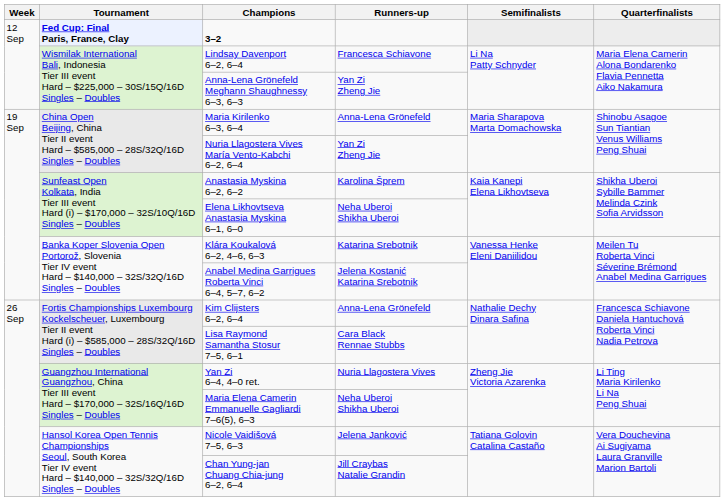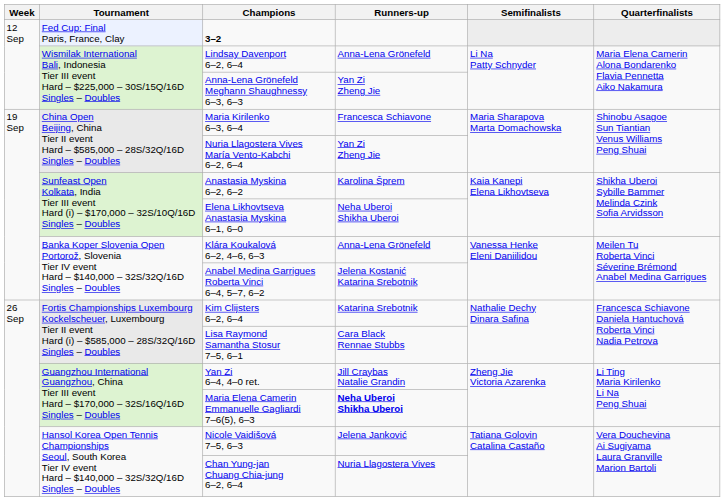(85, 33) bold -> (83, 33) normal
(384, 54) Francesca Schiavone -> (384, 54) Anna-Lena Grönefeld
(384, 117) Anna-Lena Grönefeld -> (384, 117) Francesca Schiavone
(378, 244) Katarina Srebotnik -> (384, 244) Anna-Lena Grönefeld
(384, 308) Anna-Lena Grönefeld -> (378, 308) Katarina Srebotnik
(386, 371) Nuria Llagostera Vives -> (371, 377) Jill Craybas Natalie Grandin
(368, 403) normal -> (370, 403) bold
(371, 469) Jill Craybas Natalie Grandin -> (386, 463) Nuria Llagostera Vives
